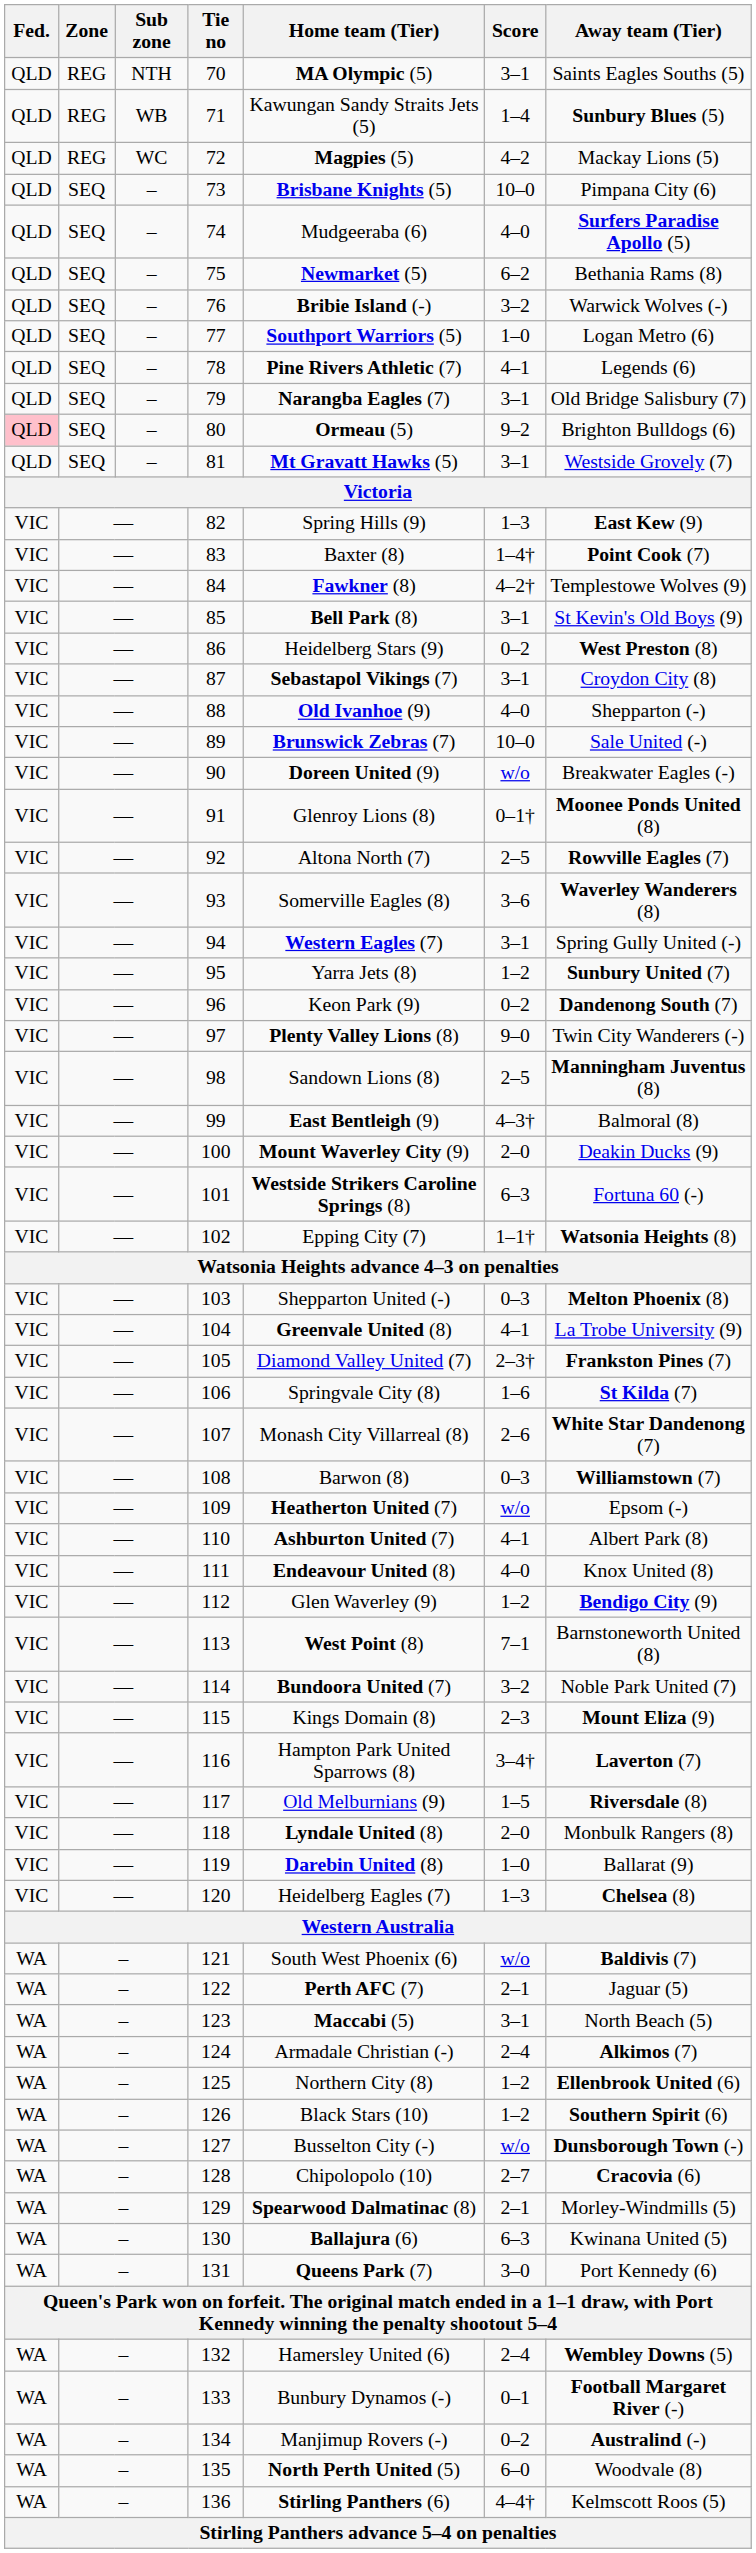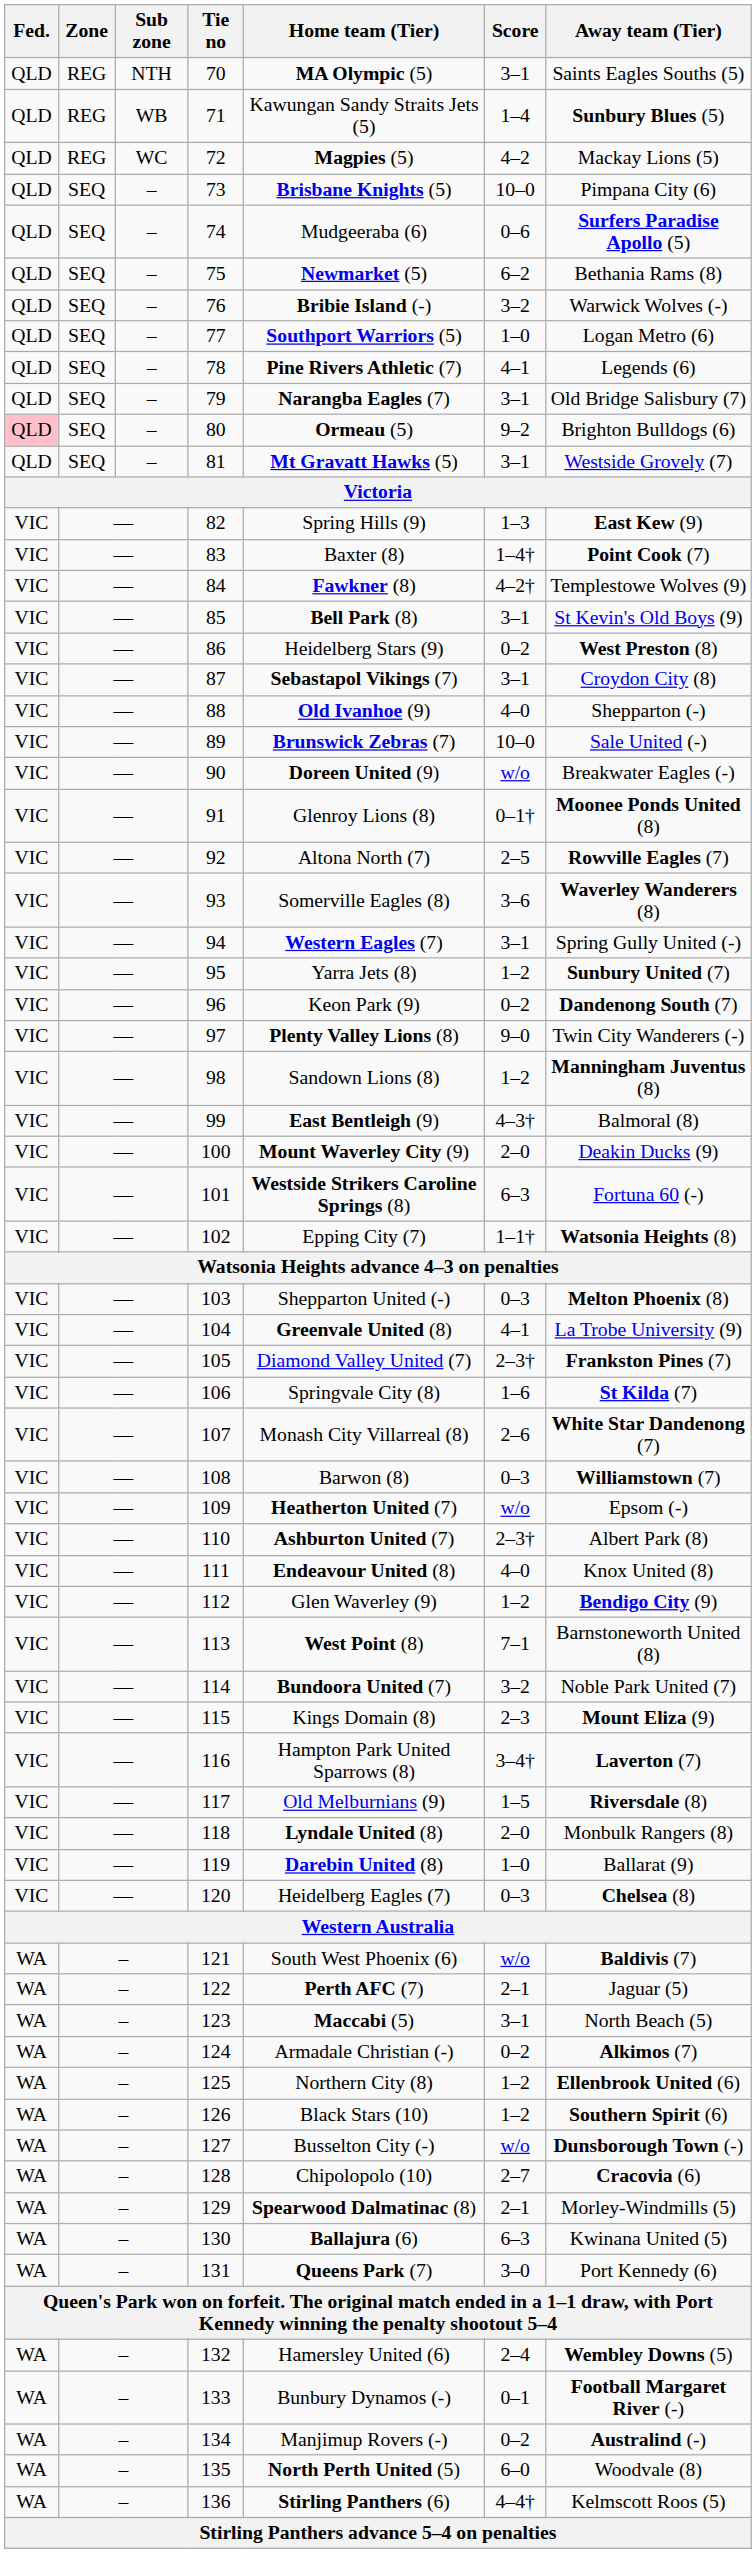(515, 231) 4–0 -> (515, 231) 0–6
(515, 1078) 2–5 -> (515, 1078) 1–2
(515, 1539) 4–1 -> (515, 1539) 2–3†
(515, 1895) 1–3 -> (515, 1895) 0–3
(515, 2051) 2–4 -> (515, 2051) 0–2
